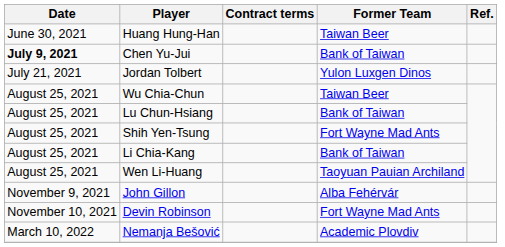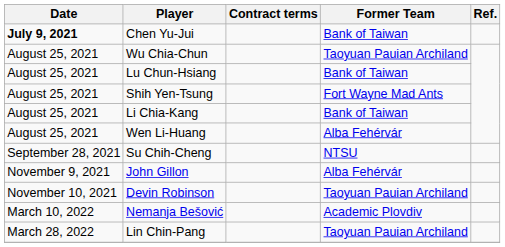- row: (171, 34)
- row: (162, 73)
(354, 93) Taiwan Beer -> (396, 53) Taoyuan Pauian Archiland
(392, 172) Taoyuan Pauian Archiland -> (363, 133) Alba Fehérvár
+ row: (169, 152)
(380, 212) Fort Wayne Mad Ants -> (396, 192) Taoyuan Pauian Archiland
+ row: (166, 232)
